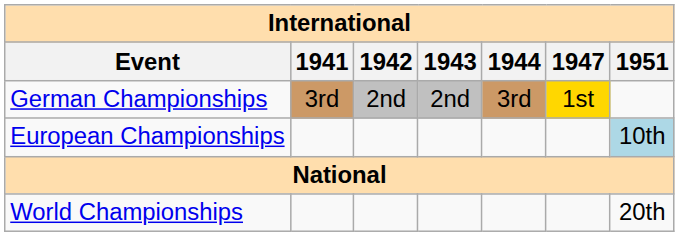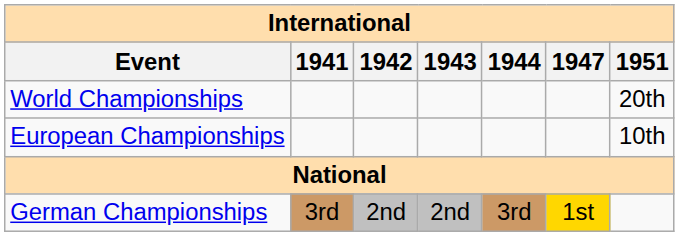rows swapped: (127, 212) <-> (139, 99)
(642, 136) lightblue background -> (642, 136) no background
